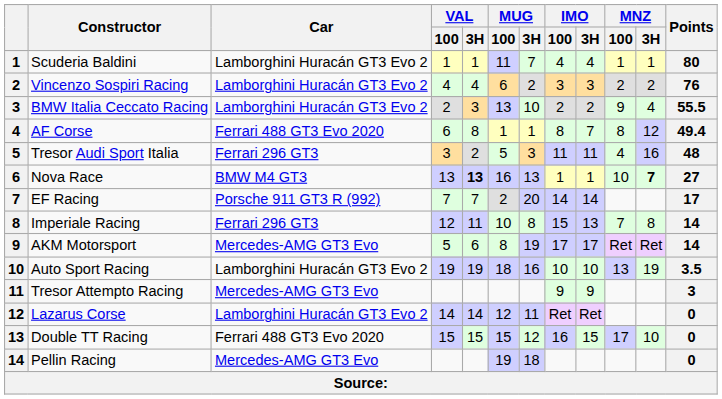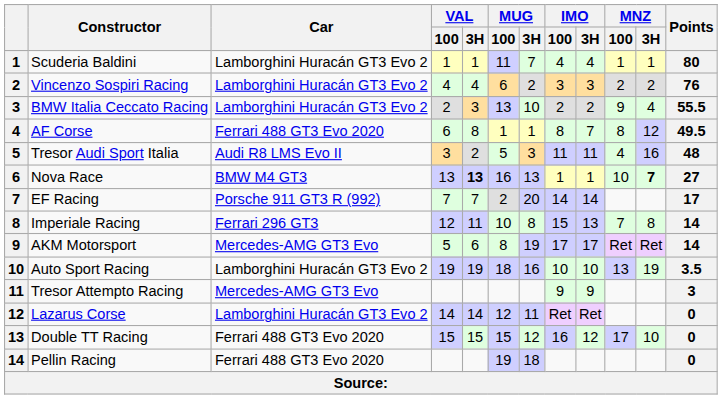(691, 130) 49.4 -> (691, 130) 49.5
(267, 153) Ferrari 296 GT3 -> (278, 153) Audi R8 LMS Evo II
(590, 337) 15 -> (590, 337) 12
(297, 360) Mercedes-AMG GT3 Evo -> (299, 360) Ferrari 488 GT3 Evo 2020
